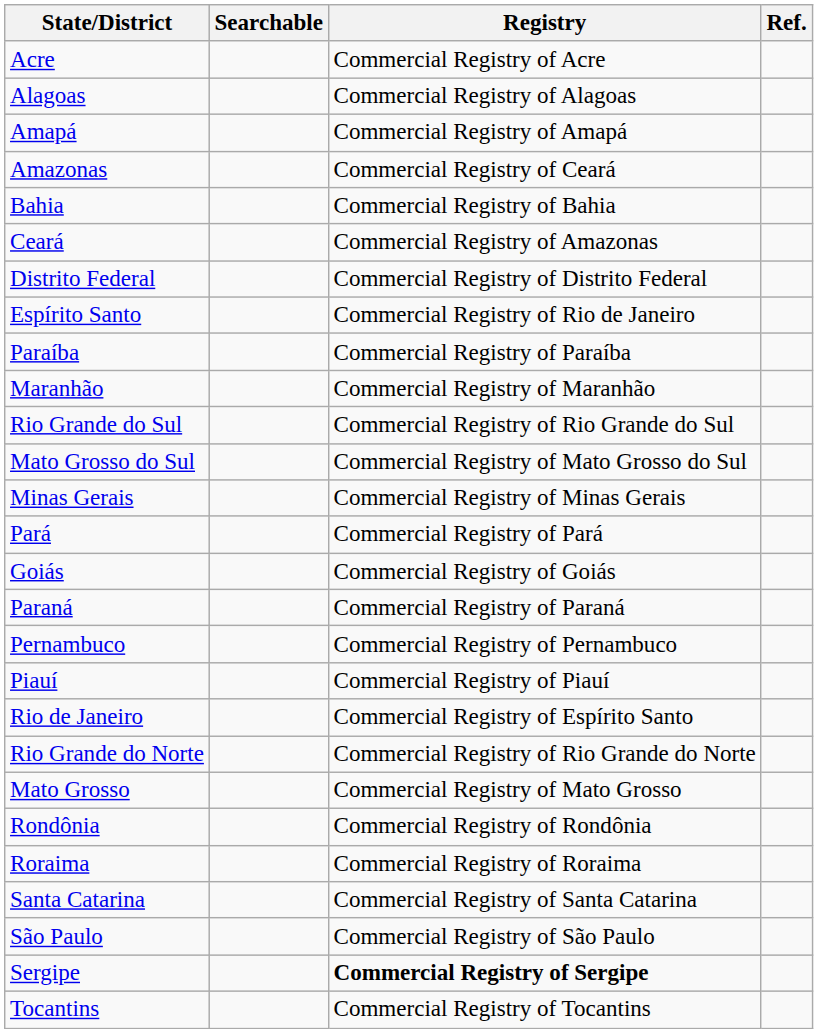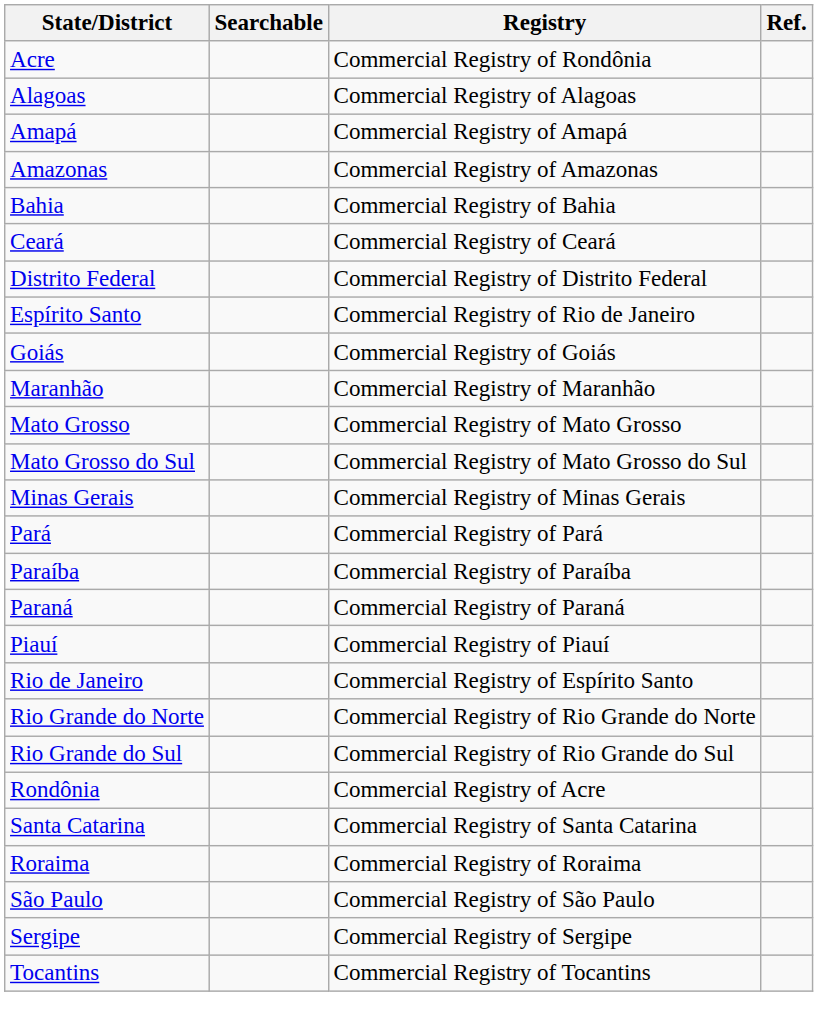(470, 59) Commercial Registry of Acre -> (493, 59) Commercial Registry of Rondônia
(475, 168) Commercial Registry of Ceará -> (496, 168) Commercial Registry of Amazonas
(496, 242) Commercial Registry of Amazonas -> (475, 242) Commercial Registry of Ceará
rows swapped: (37, 570) <-> (45, 351)
rows swapped: (70, 790) <-> (96, 424)
- row: (68, 643)
(493, 826) Commercial Registry of Rondônia -> (470, 790) Commercial Registry of Acre
rows swapped: (50, 863) <-> (78, 899)
(491, 972) bold -> (483, 936) normal
